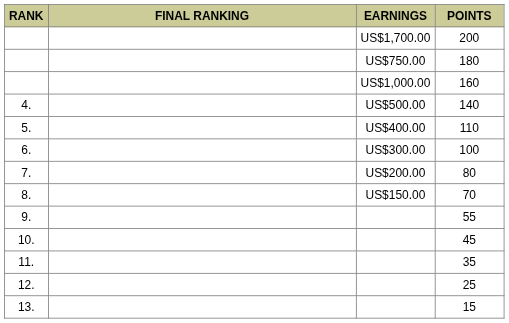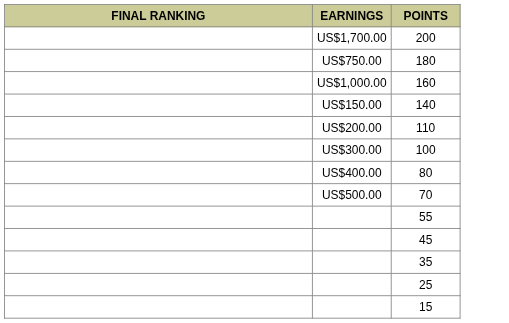- column: (26, 16)
(395, 105) US$500.00 -> (352, 105) US$150.00
(395, 128) US$400.00 -> (352, 128) US$200.00
(395, 172) US$200.00 -> (352, 172) US$400.00
(395, 195) US$150.00 -> (352, 195) US$500.00
